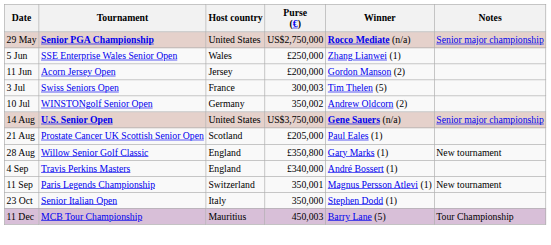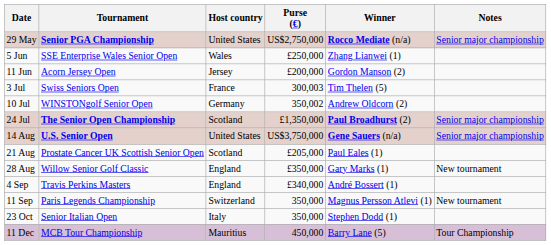+ row: (18, 120)
(305, 152) £350,800 -> (305, 168) £350,000
(308, 184) 350,001 -> (308, 200) 350,000
(308, 216) 450,003 -> (308, 232) 450,000
